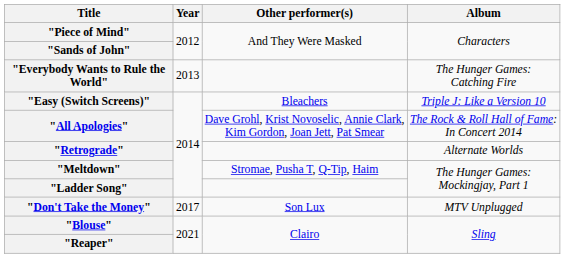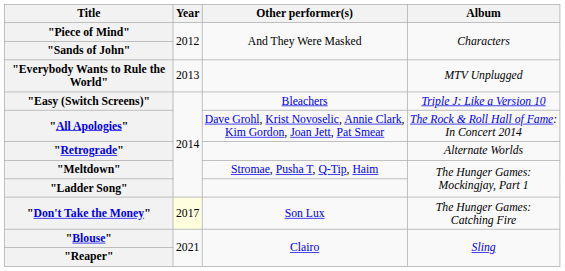(484, 75) The Hunger Games: Catching Fire -> (484, 75) MTV Unplugged
(188, 206) no background -> (188, 213) lightyellow background
(484, 206) MTV Unplugged -> (484, 213) The Hunger Games: Catching Fire
